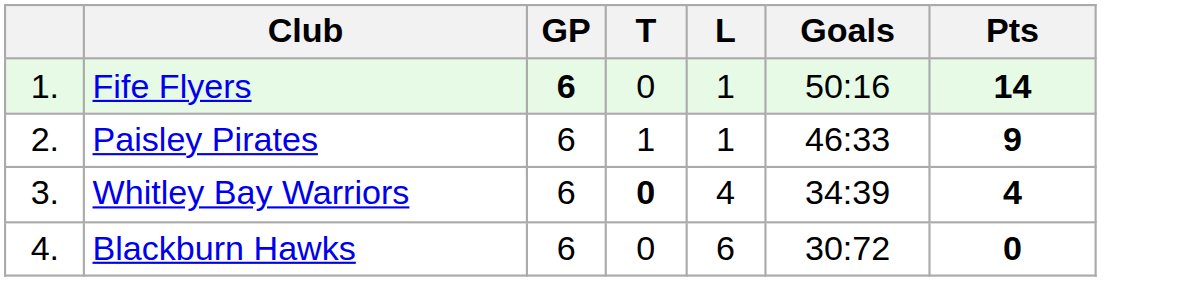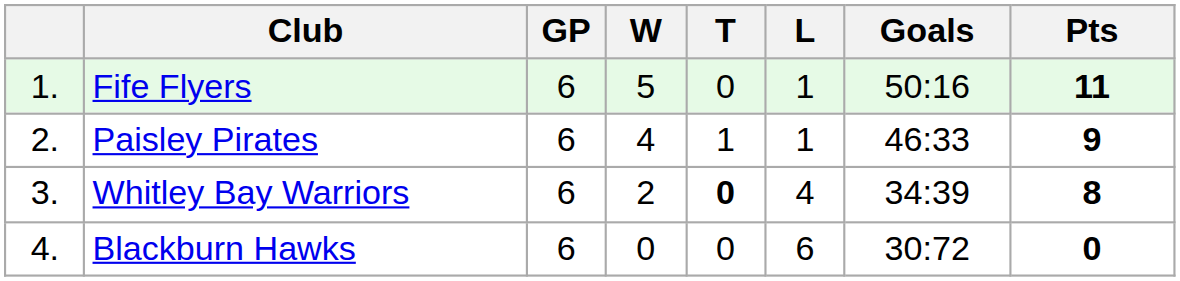+ column: (646, 31)
(566, 85) bold -> (566, 85) normal
(1012, 85) 14 -> (1092, 85) 11
(1012, 193) 4 -> (1092, 193) 8
